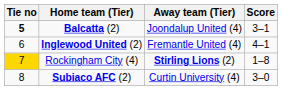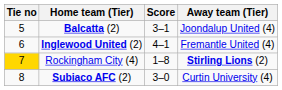columns swapped: (261, 12) <-> (194, 12)
(22, 28) bold -> (22, 28) normal
